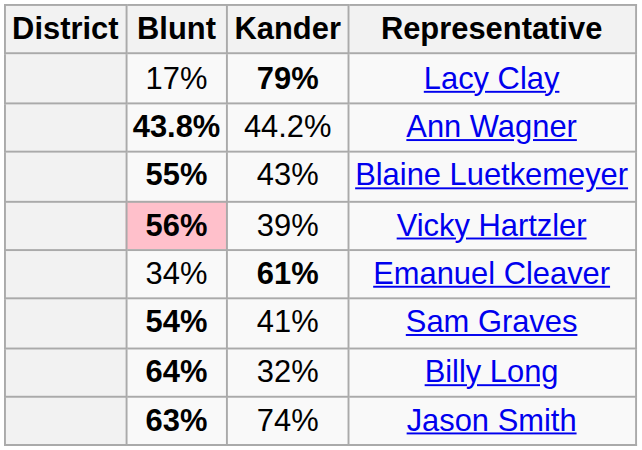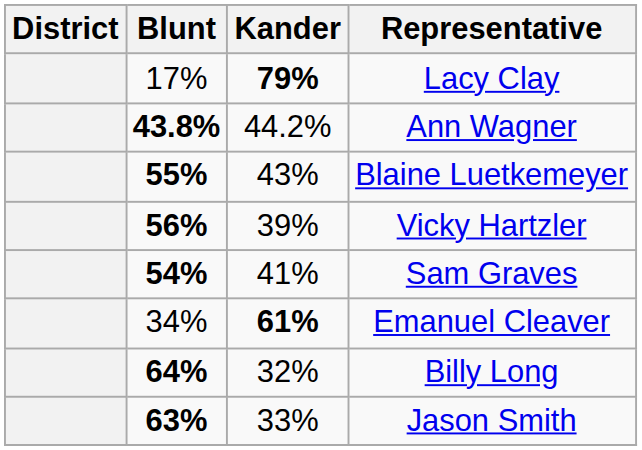(176, 224) pink background -> (176, 224) no background
rows swapped: (492, 273) <-> (492, 322)
(288, 420) 74% -> (288, 420) 33%
